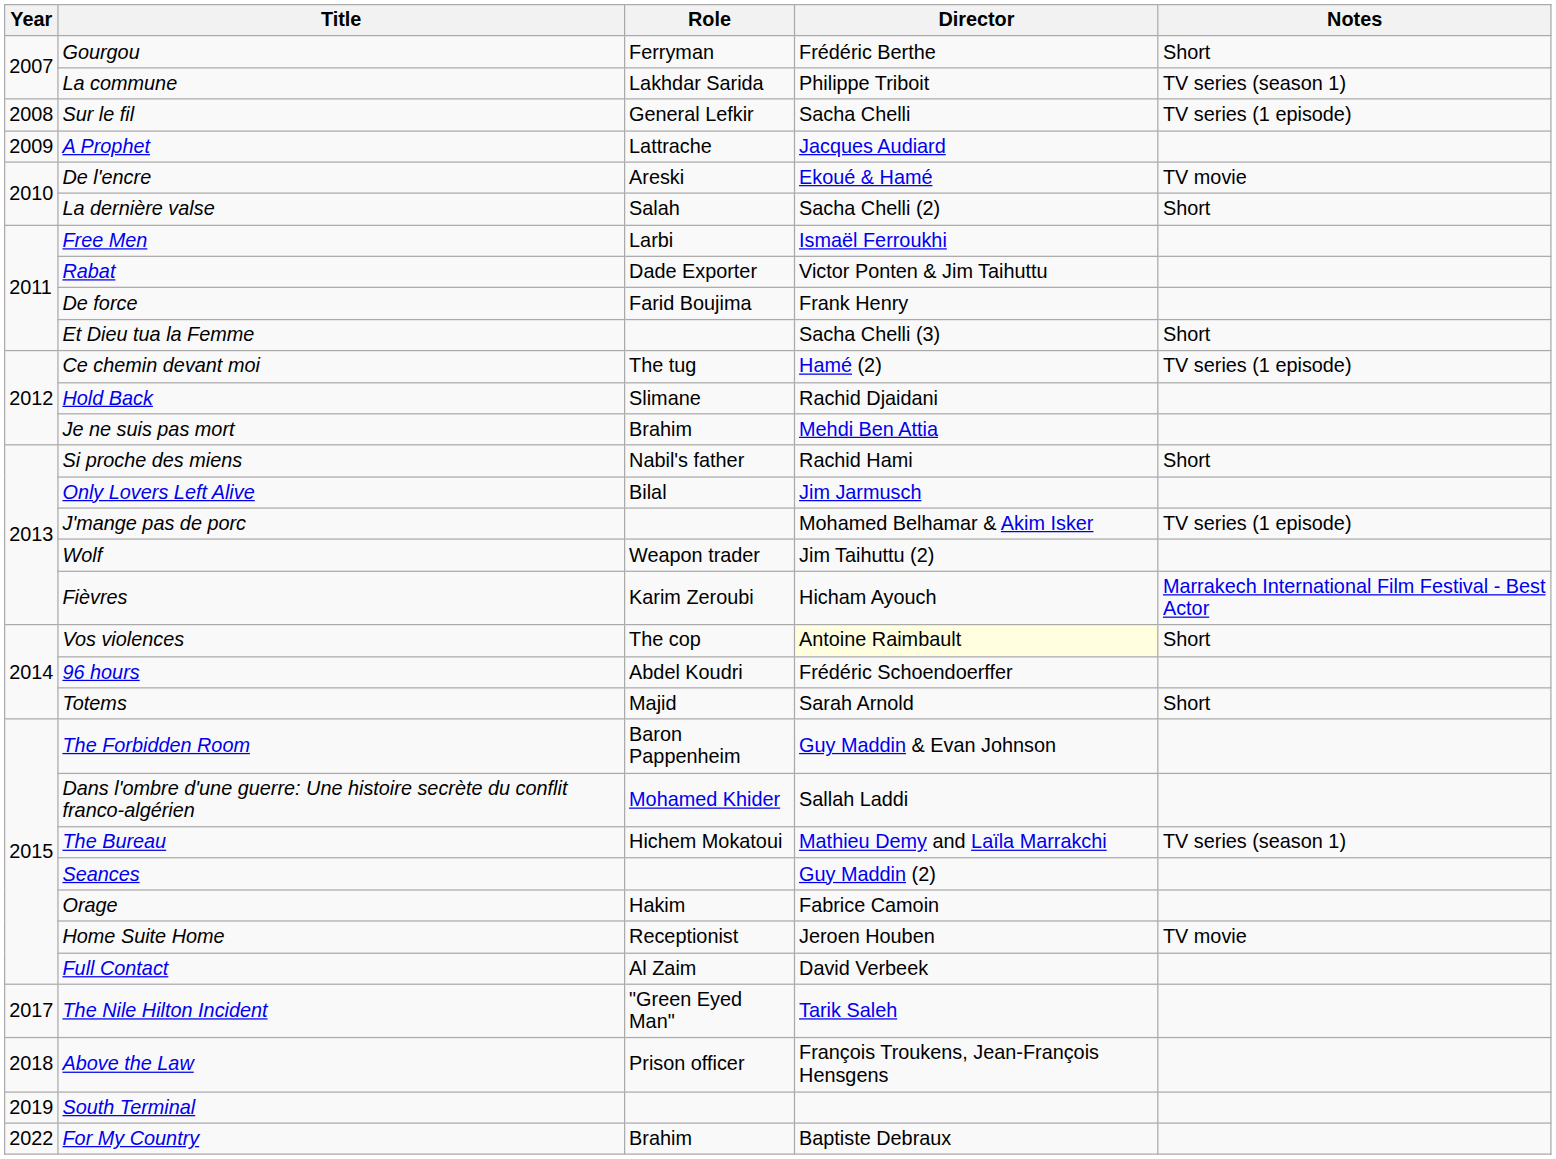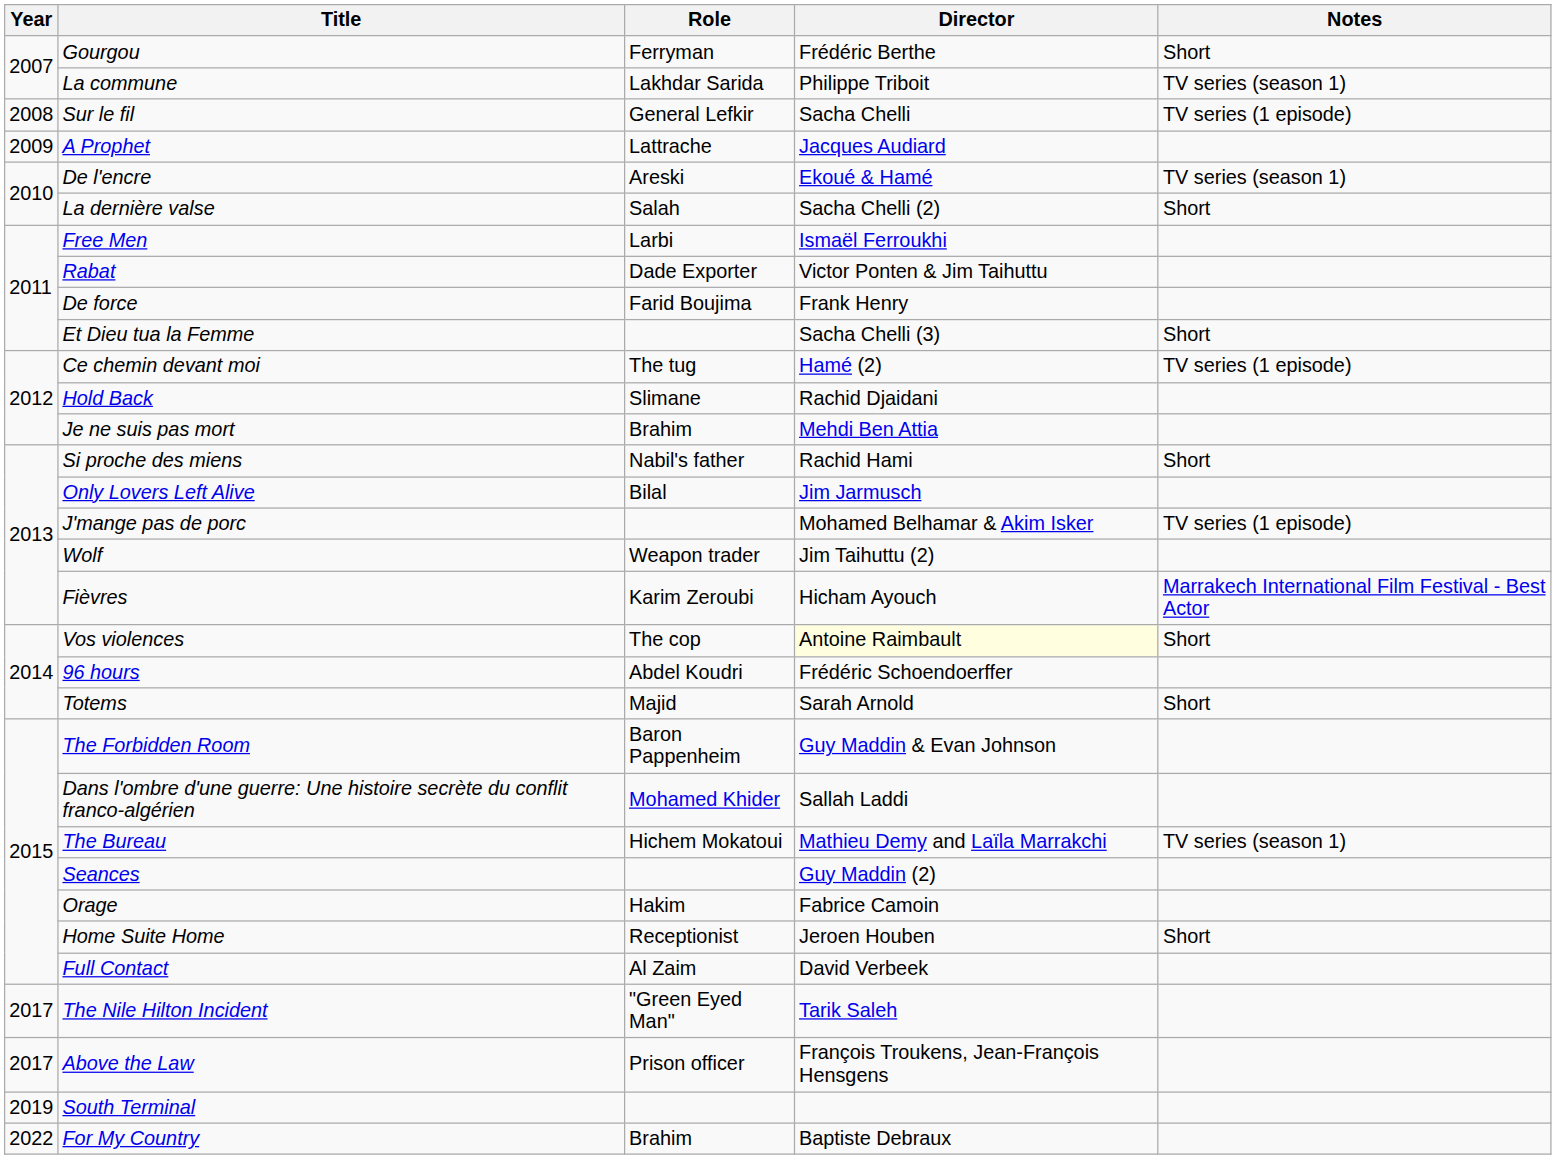(1205, 177) TV movie -> (1254, 177) TV series (season 1)
(1205, 936) TV movie -> (1187, 936) Short
(31, 1064) 2018 -> (31, 1064) 2017
